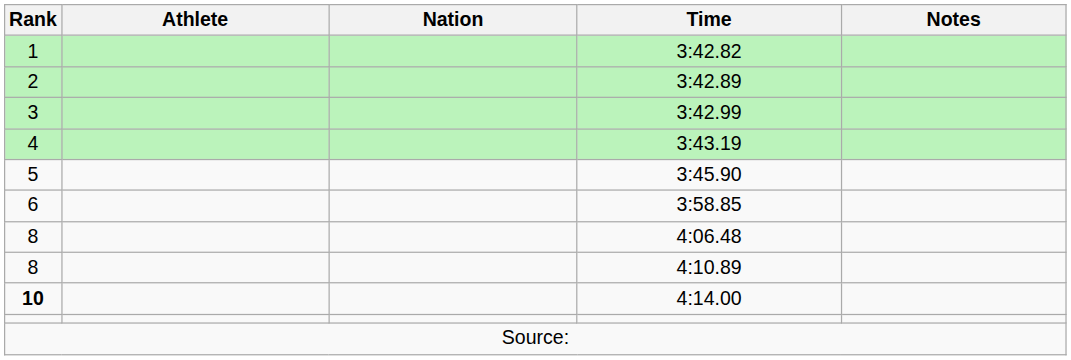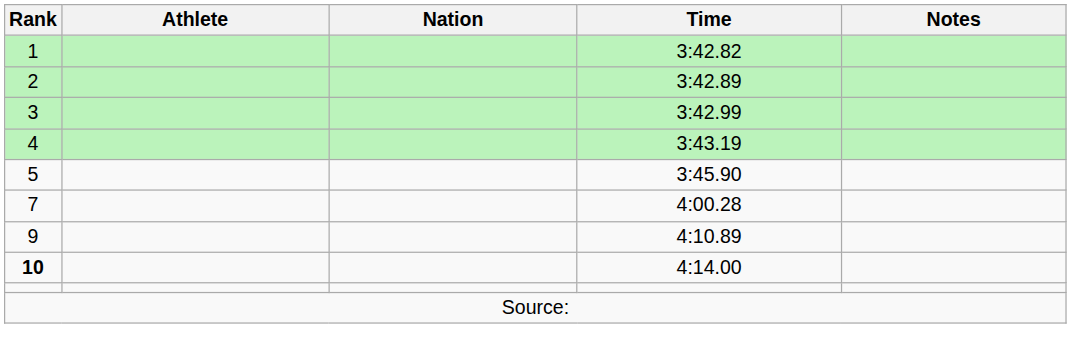- row: (709, 205)
+ row: (709, 205)
- row: (709, 236)
(33, 267) 8 -> (33, 236) 9
